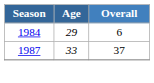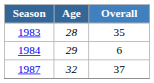+ row: (29, 32)
(71, 51) 33 -> (71, 69) 32
